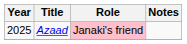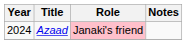(19, 30) 2025 -> (19, 30) 2024
